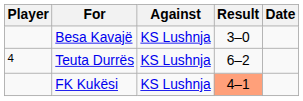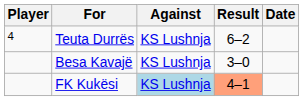rows swapped: (95, 60) <-> (94, 37)
(176, 84) no background -> (176, 84) lightblue background
